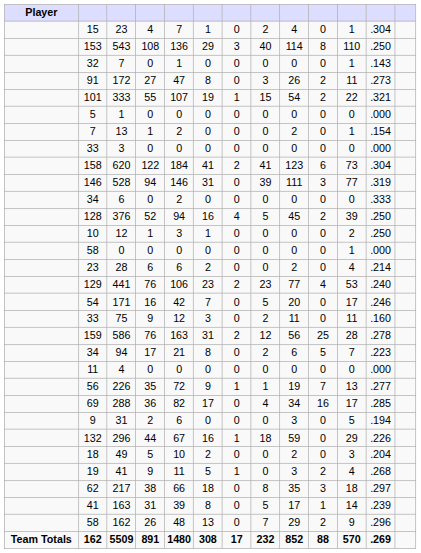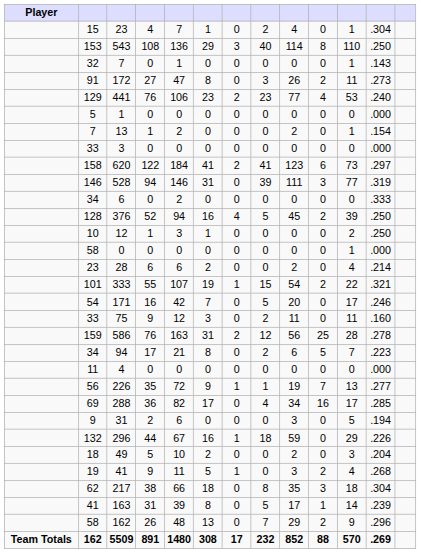rows swapped: (122, 98) <-> (122, 285)
(381, 166) .304 -> (381, 166) .297
(381, 489) .297 -> (381, 489) .304
